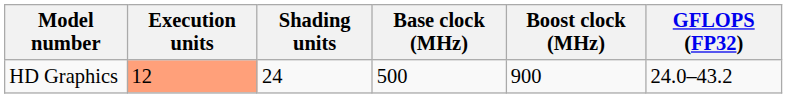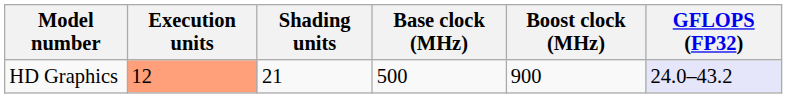(272, 76) 24 -> (272, 76) 21
(691, 76) no background -> (691, 76) lavender background
